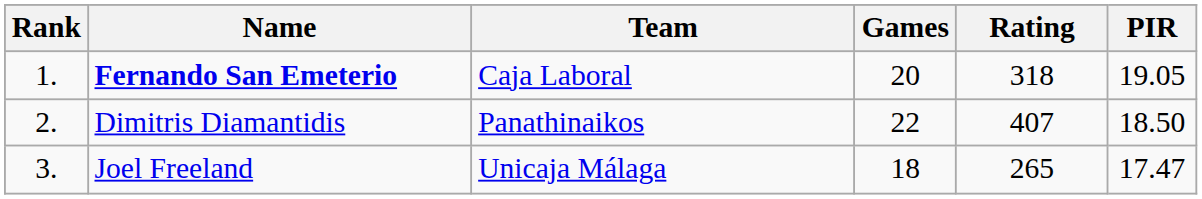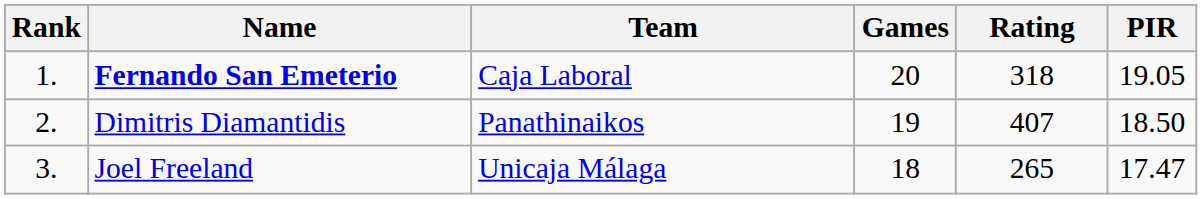(905, 121) 22 -> (905, 121) 19
